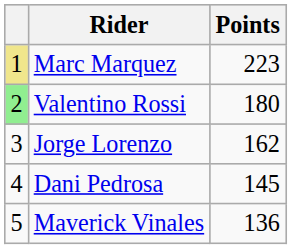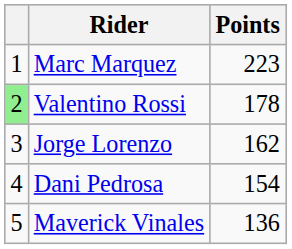(16, 64) khaki background -> (16, 64) no background
(262, 104) 180 -> (262, 104) 178
(262, 184) 145 -> (262, 184) 154
